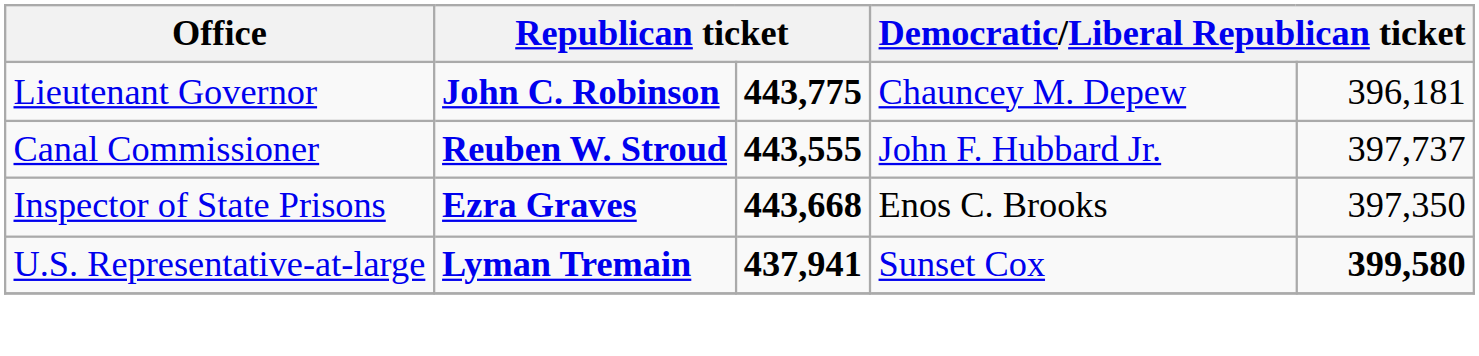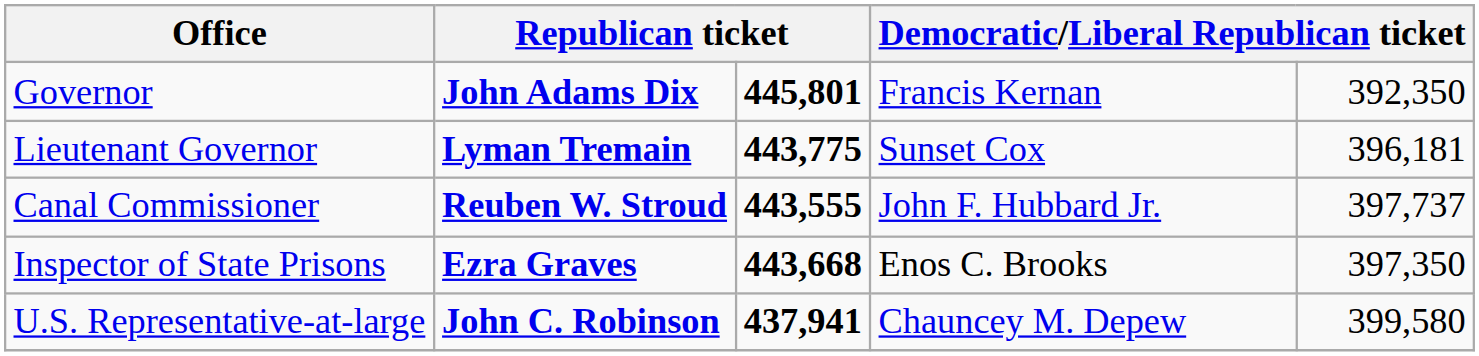+ row: (83, 90)
(581, 90) John C. Robinson -> (567, 148) Lyman Tremain
(1032, 90) Chauncey M. Depew -> (962, 148) Sunset Cox
(567, 263) Lyman Tremain -> (581, 321) John C. Robinson
(962, 263) Sunset Cox -> (1032, 321) Chauncey M. Depew
(1407, 263) bold -> (1407, 321) normal
